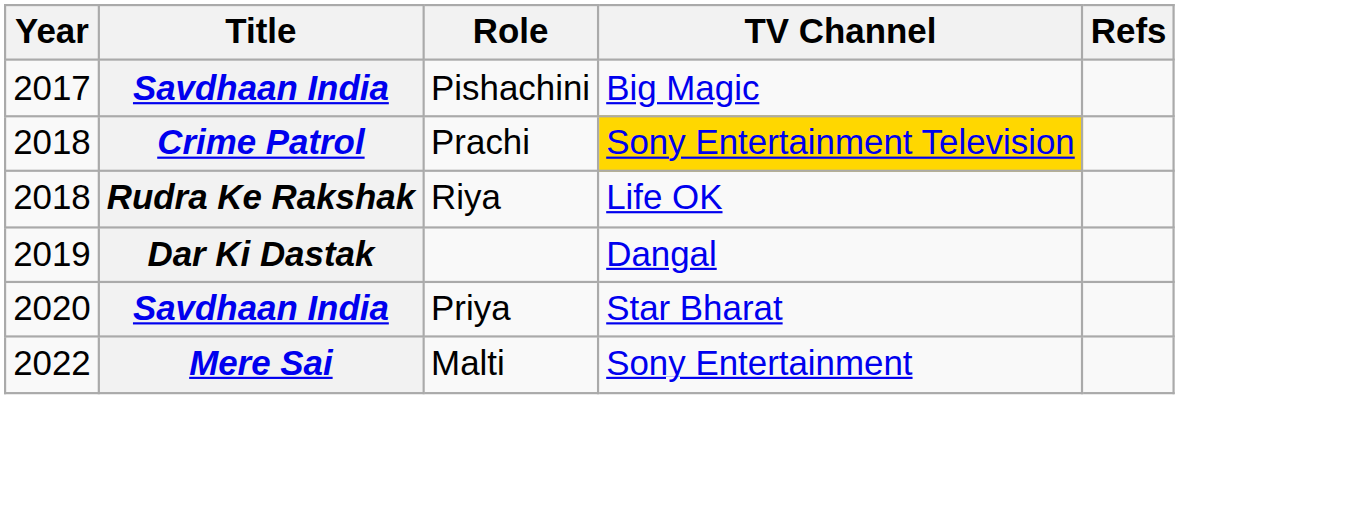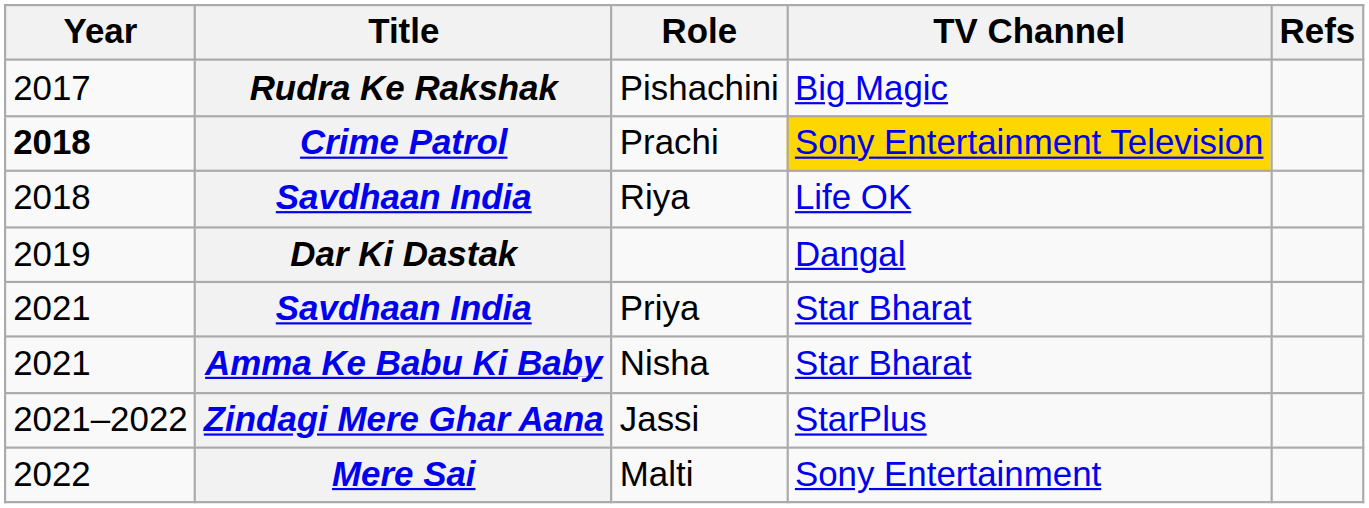(261, 87) Savdhaan India -> (404, 87) Rudra Ke Rakshak
(52, 142) normal -> (52, 142) bold
(261, 198) Rudra Ke Rakshak -> (404, 198) Savdhaan India
(52, 308) 2020 -> (52, 308) 2021
+ row: (664, 364)
+ row: (660, 419)
